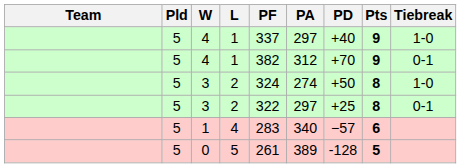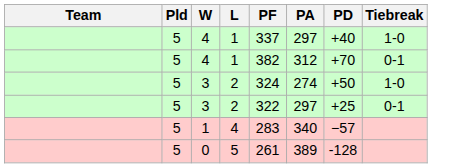- column: (376, 15)
